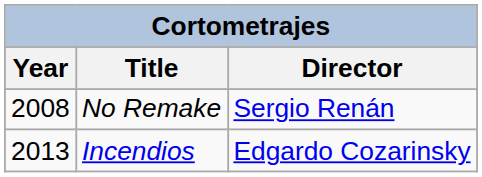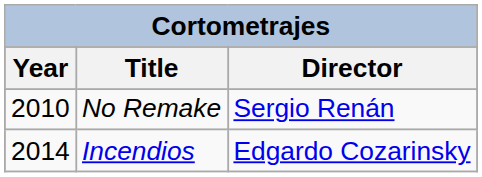(40, 109) 2008 -> (40, 109) 2010
(40, 151) 2013 -> (40, 151) 2014
